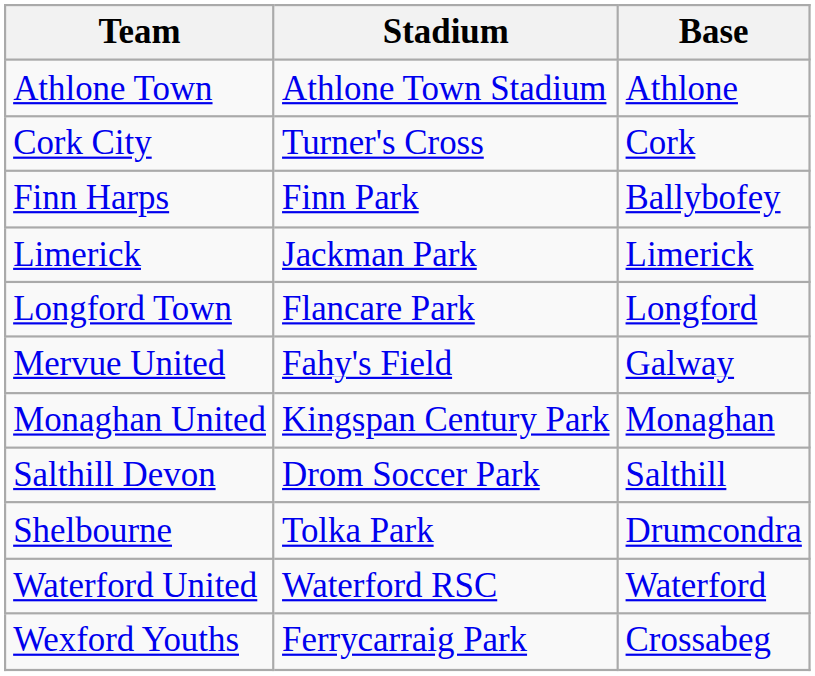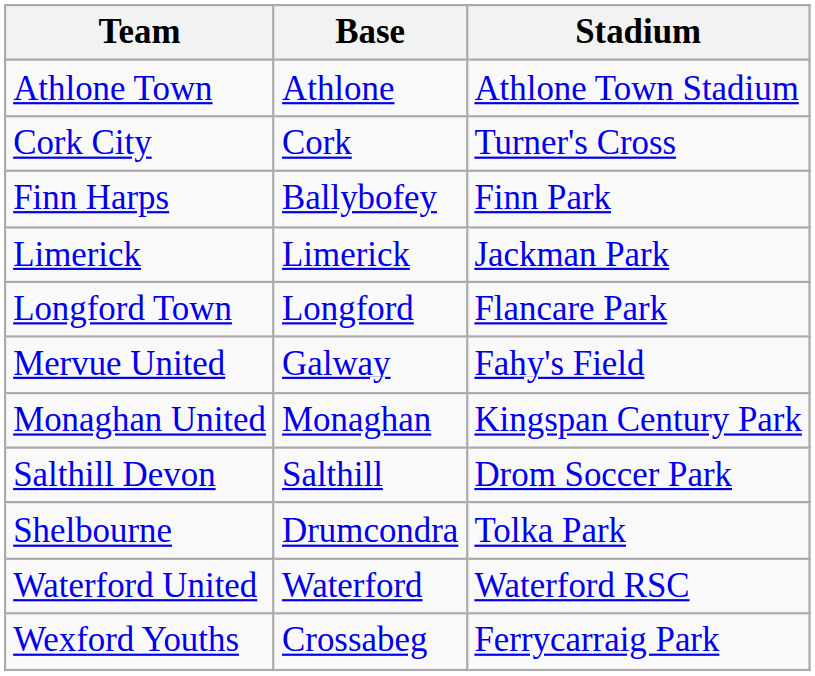columns swapped: (714, 32) <-> (446, 32)
